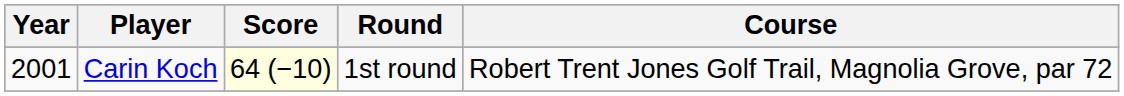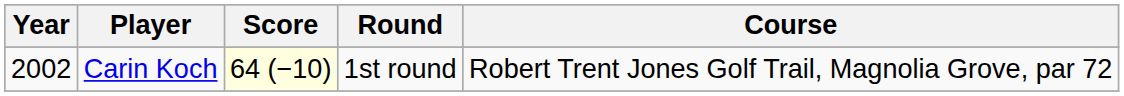(41, 68) 2001 -> (41, 68) 2002
